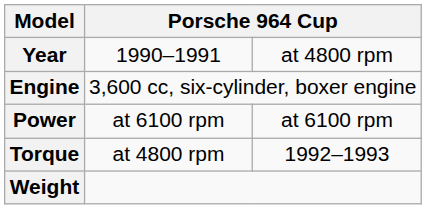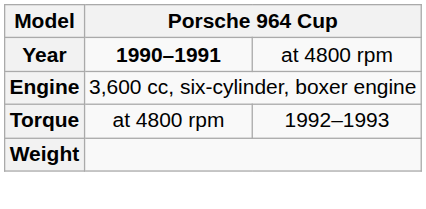(168, 54) normal -> (168, 54) bold
- row: (44, 120)
